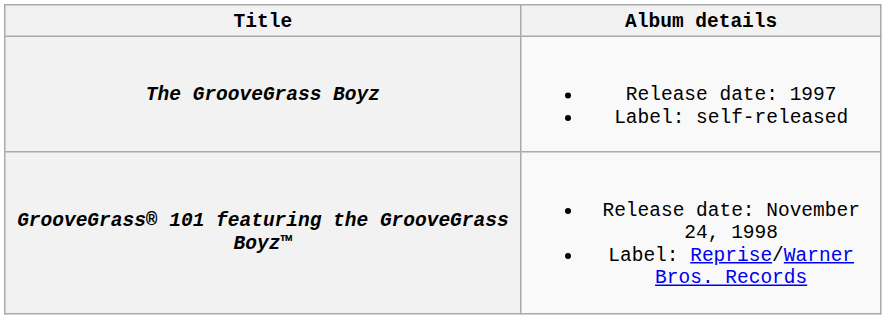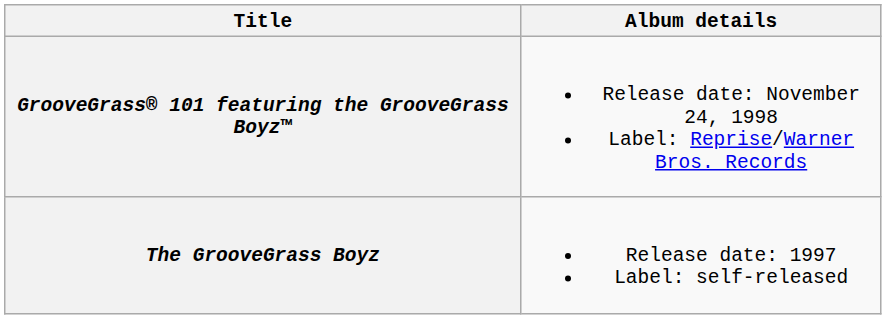rows swapped: (263, 94) <-> (263, 233)
